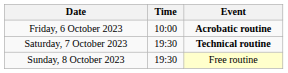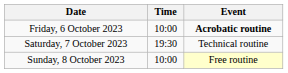(233, 44) bold -> (233, 44) normal
(166, 60) 19:30 -> (166, 60) 10:00
